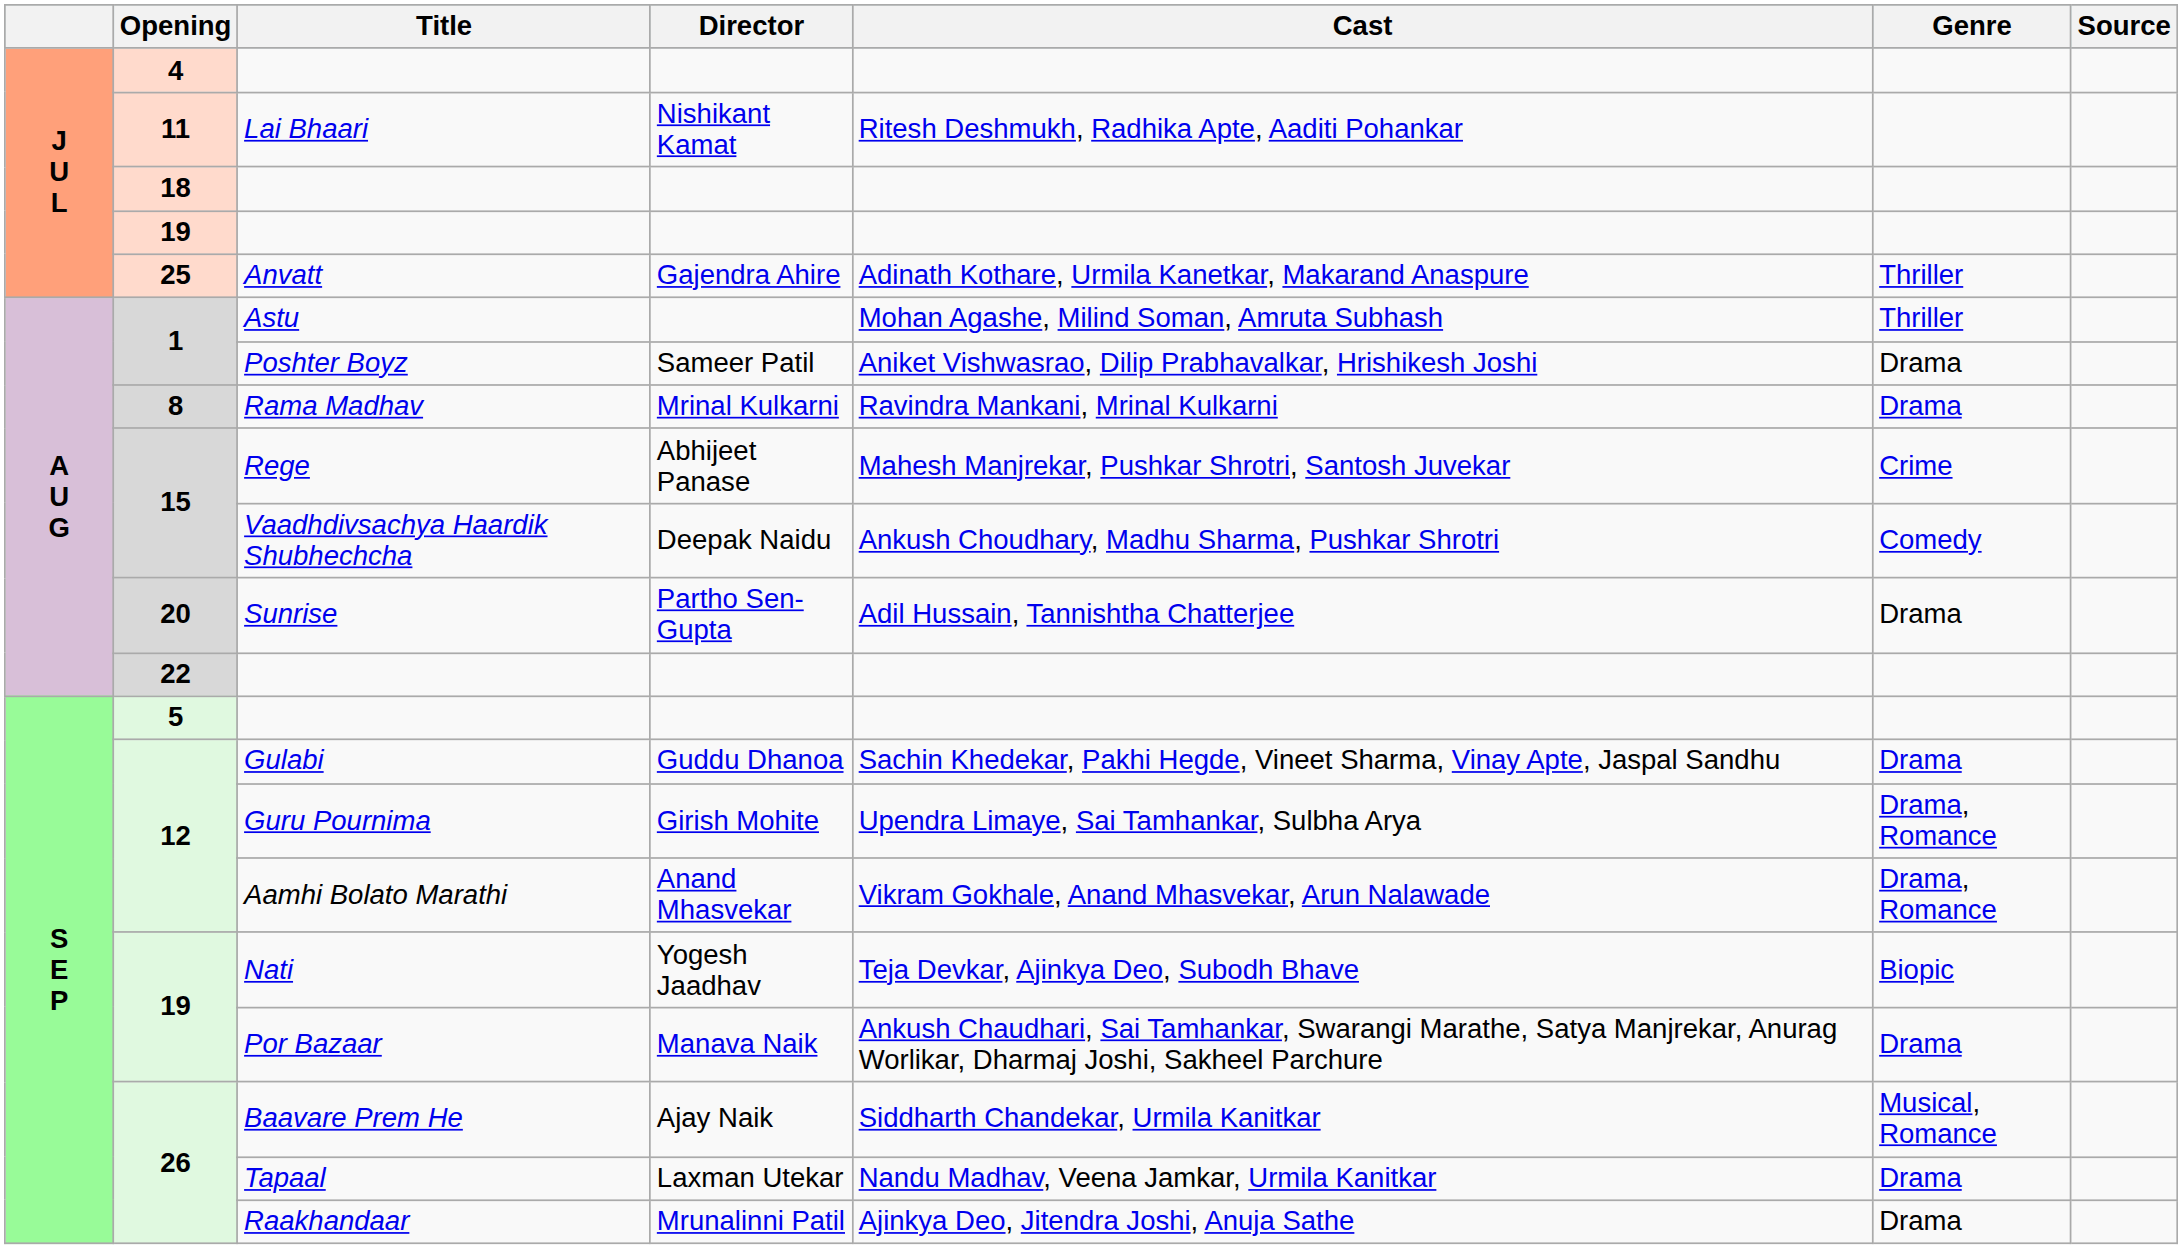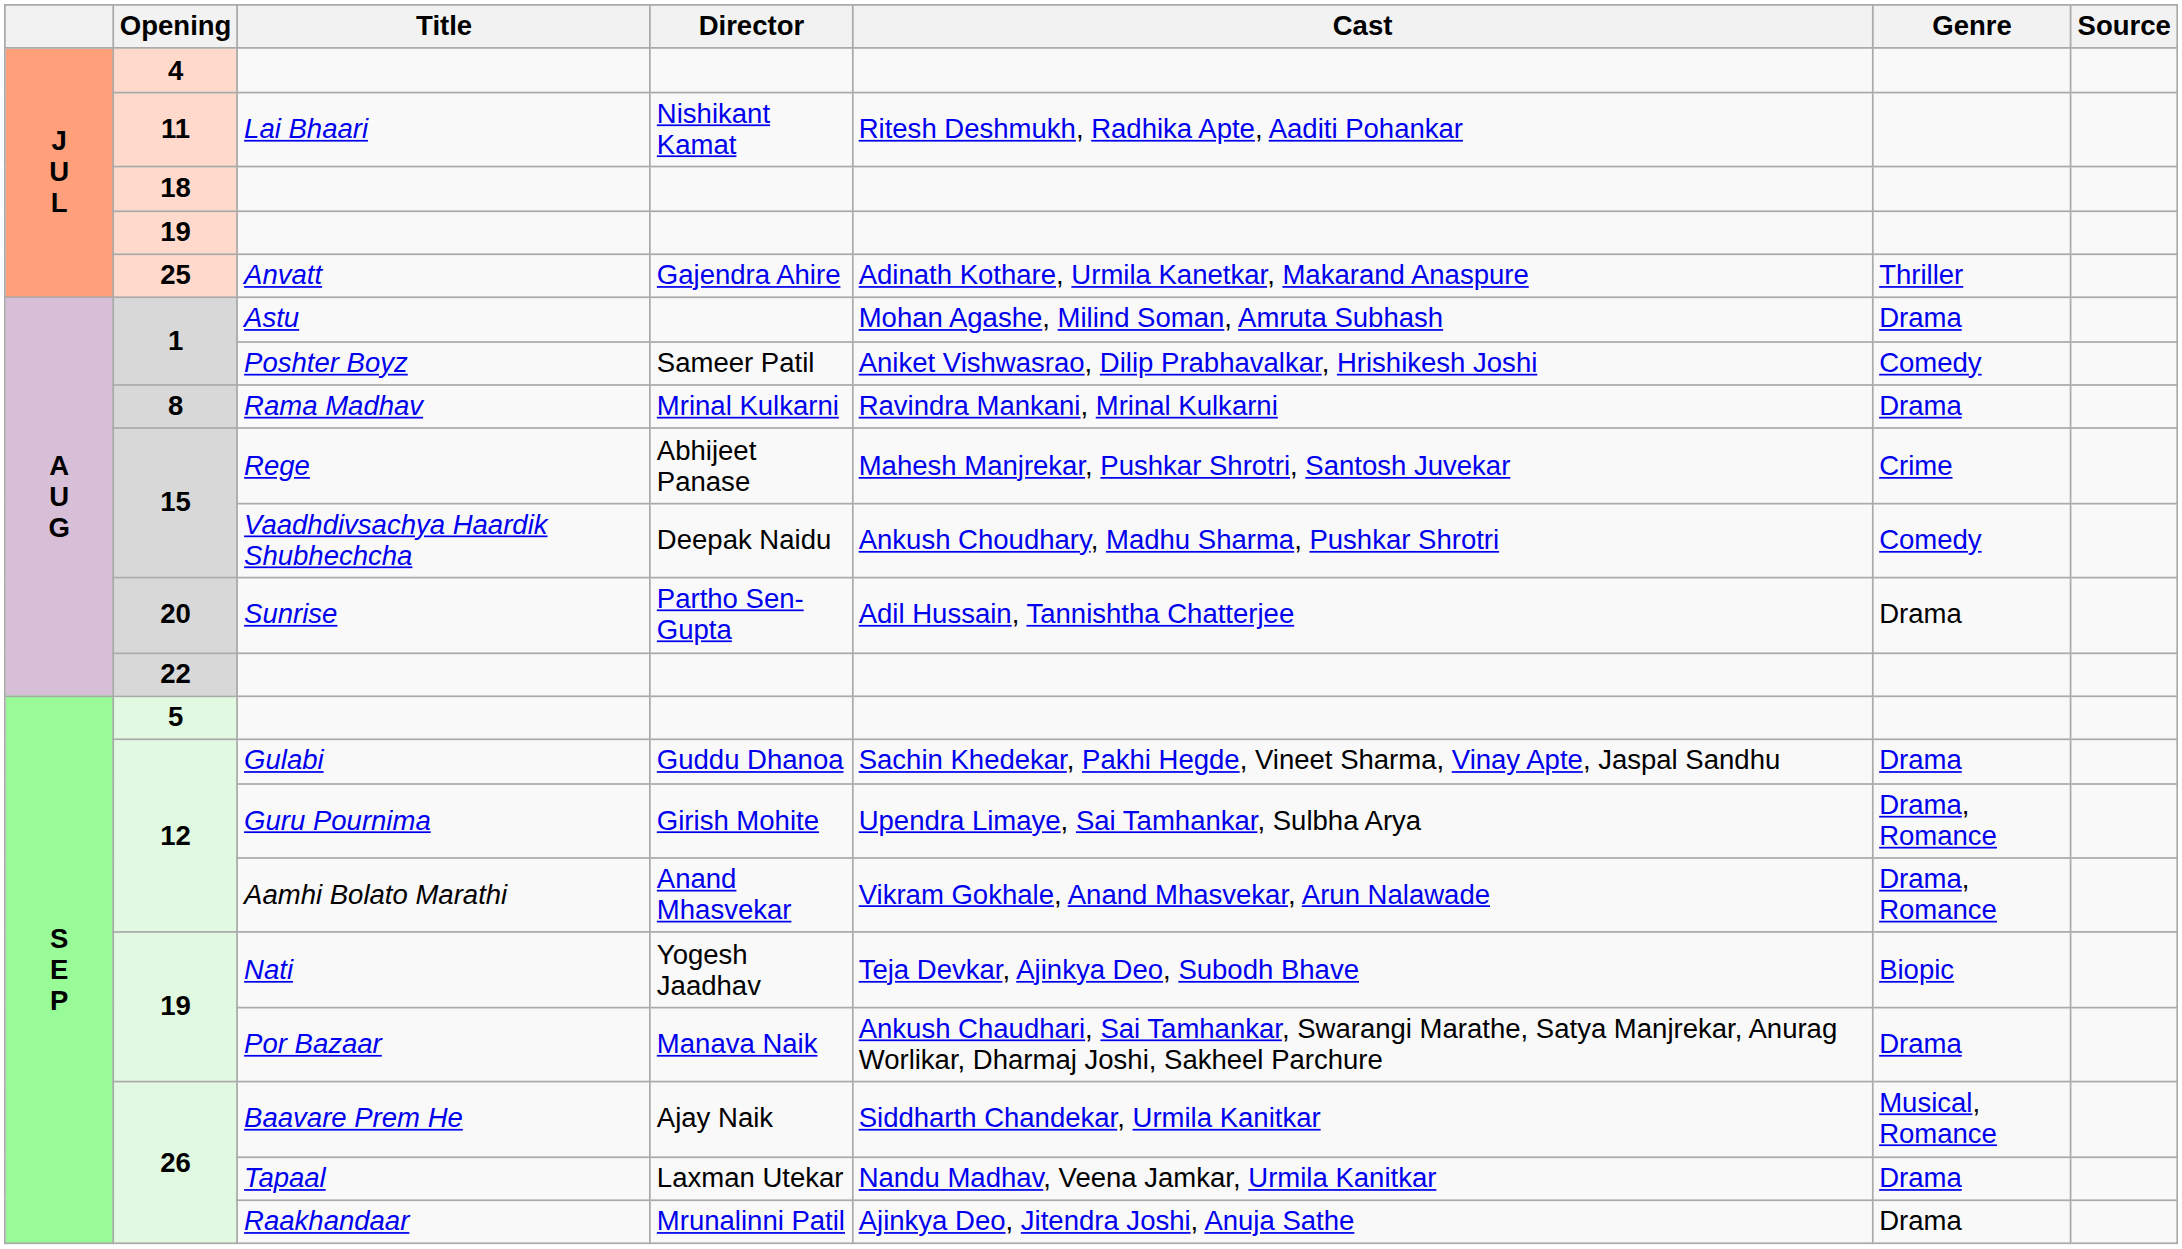(1921, 319) Thriller -> (1920, 319) Drama
(1920, 362) Drama -> (1930, 362) Comedy
